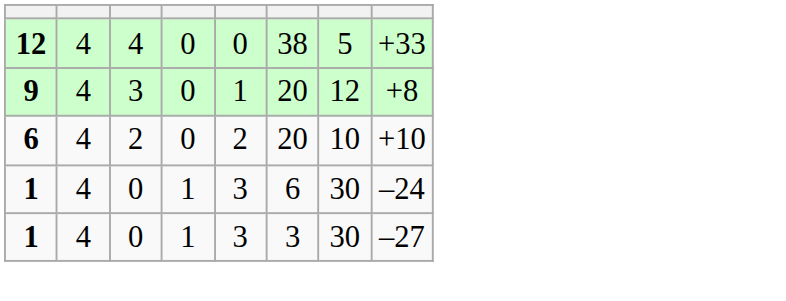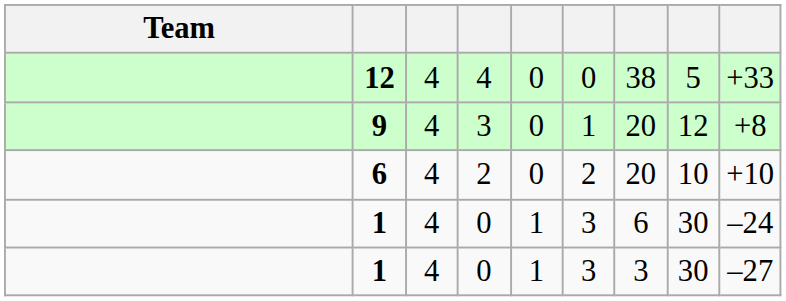+ column: (179, 28)
